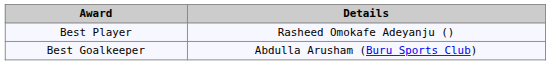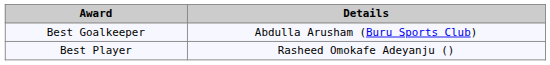rows swapped: (96, 32) <-> (96, 51)
